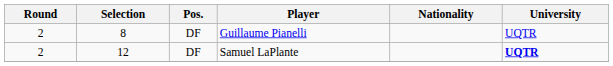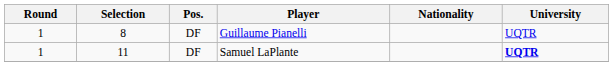(41, 33) 2 -> (41, 33) 1
(41, 52) 2 -> (41, 52) 1
(123, 52) 12 -> (123, 52) 11
